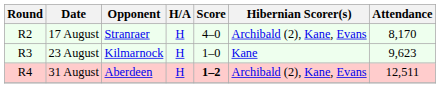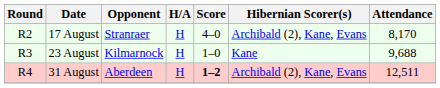(402, 53) 9,623 -> (402, 53) 9,688
